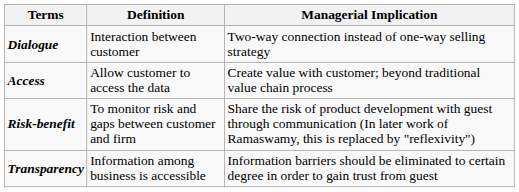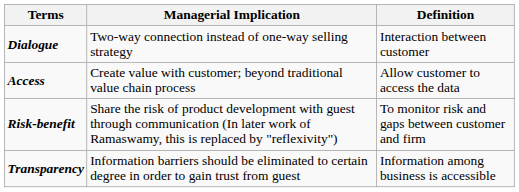columns swapped: (156, 15) <-> (369, 15)
